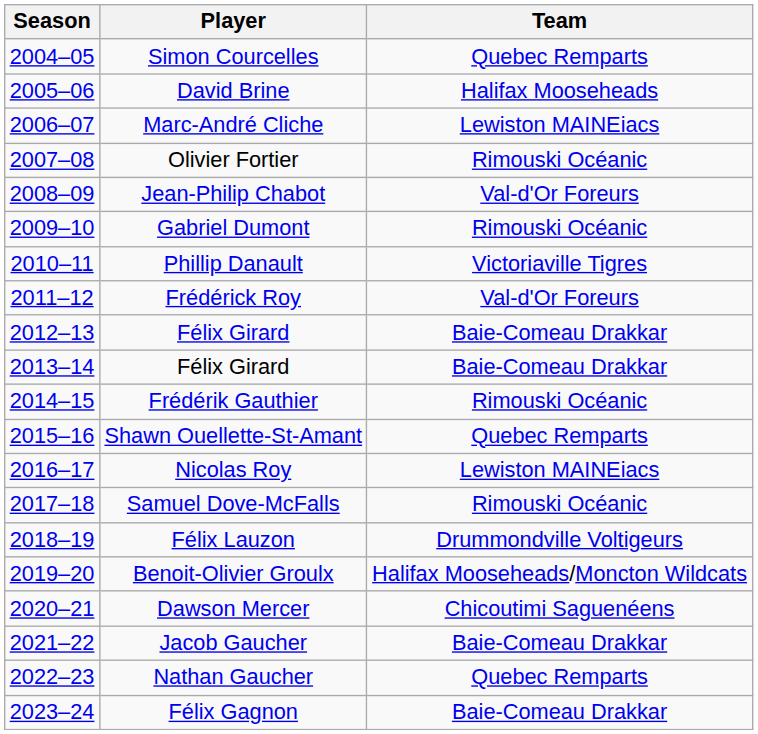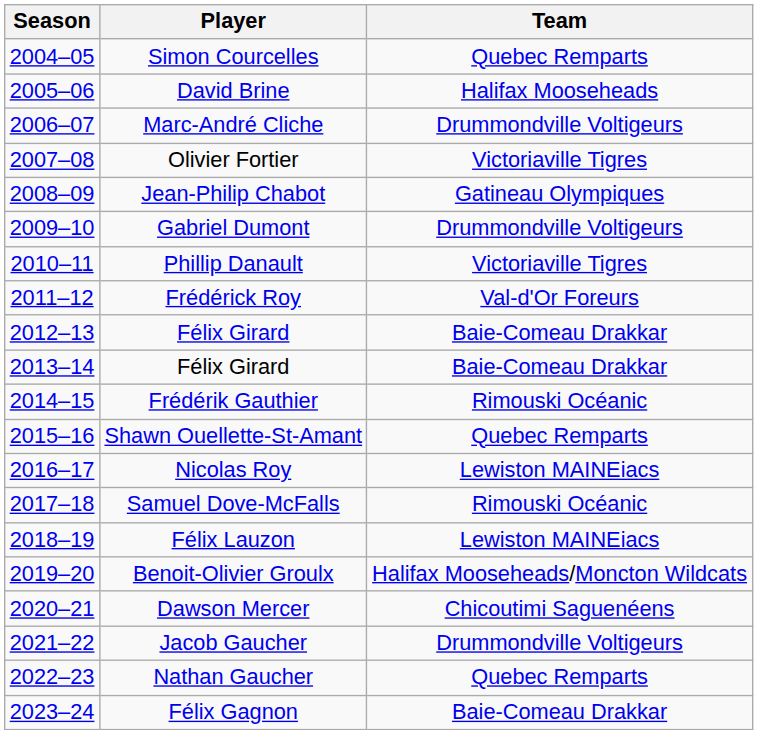(560, 125) Lewiston MAINEiacs -> (560, 125) Drummondville Voltigeurs
(560, 159) Rimouski Océanic -> (560, 159) Victoriaville Tigres
(560, 194) Val-d'Or Foreurs -> (560, 194) Gatineau Olympiques
(560, 228) Rimouski Océanic -> (560, 228) Drummondville Voltigeurs
(560, 539) Drummondville Voltigeurs -> (560, 539) Lewiston MAINEiacs
(560, 642) Baie-Comeau Drakkar -> (560, 642) Drummondville Voltigeurs
